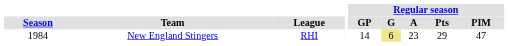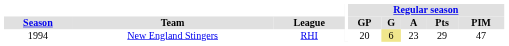(38, 35) 1984 -> (38, 35) 1994
(364, 35) 14 -> (364, 35) 20
